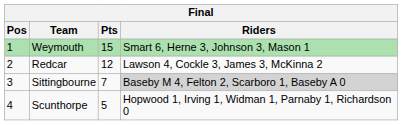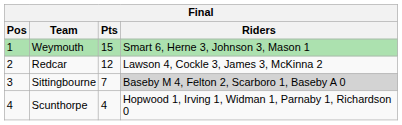(104, 105) 5 -> (104, 105) 4
